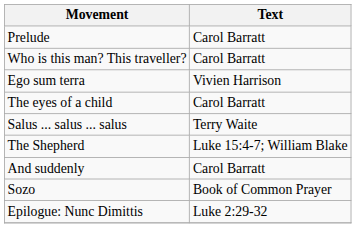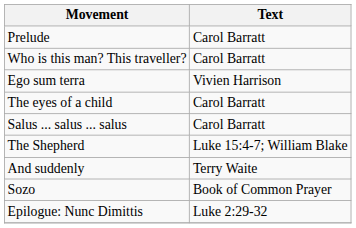(225, 124) Terry Waite -> (229, 124) Carol Barratt
(229, 168) Carol Barratt -> (225, 168) Terry Waite
